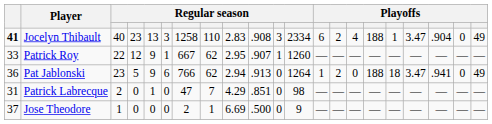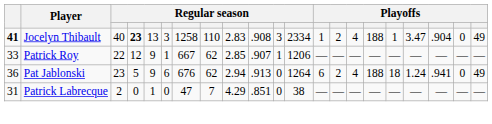(136, 37) normal -> (136, 37) bold
(321, 37) 6 -> (321, 37) 1
(235, 55) 2.95 -> (235, 55) 2.85
(299, 55) 1260 -> (299, 55) 1206
(186, 73) 766 -> (186, 73) 676
(321, 73) 1 -> (321, 73) 6
(355, 73) 0 -> (355, 73) 4
(416, 73) 3.47 -> (416, 73) 1.24
(299, 92) 98 -> (299, 92) 38
- row: (57, 110)
